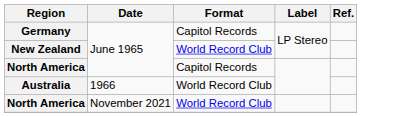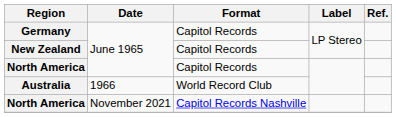(224, 49) World Record Club -> (217, 49) Capitol Records
(224, 103) World Record Club -> (241, 103) Capitol Records Nashville
